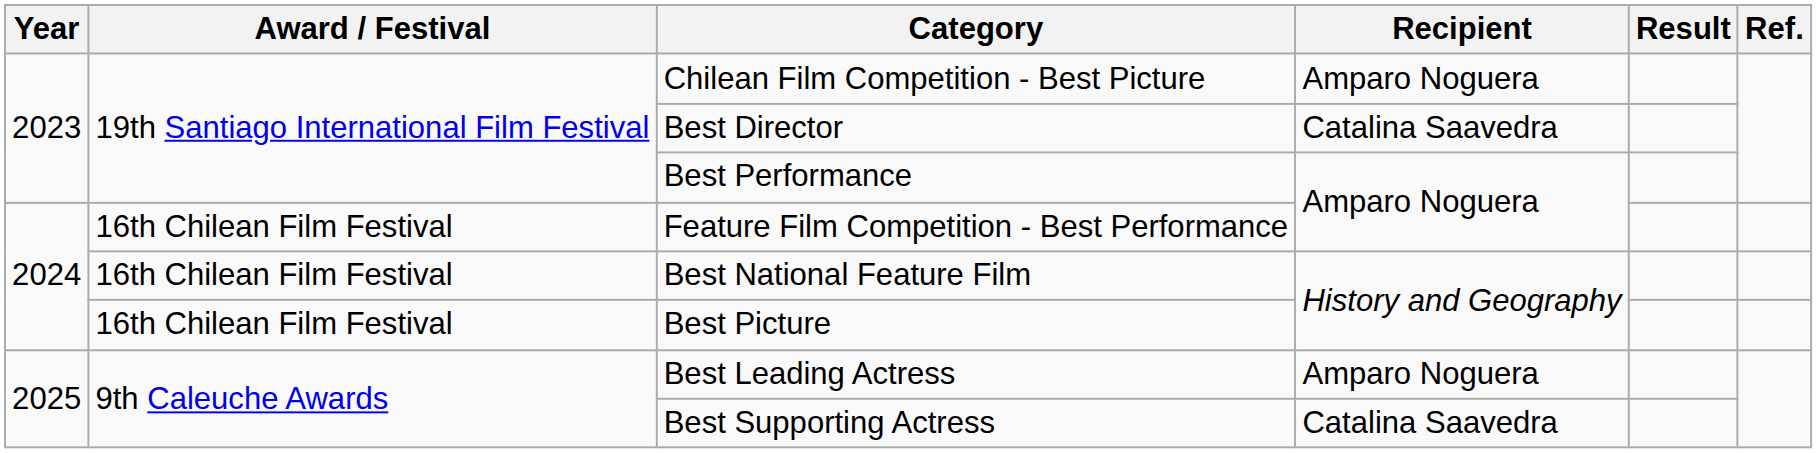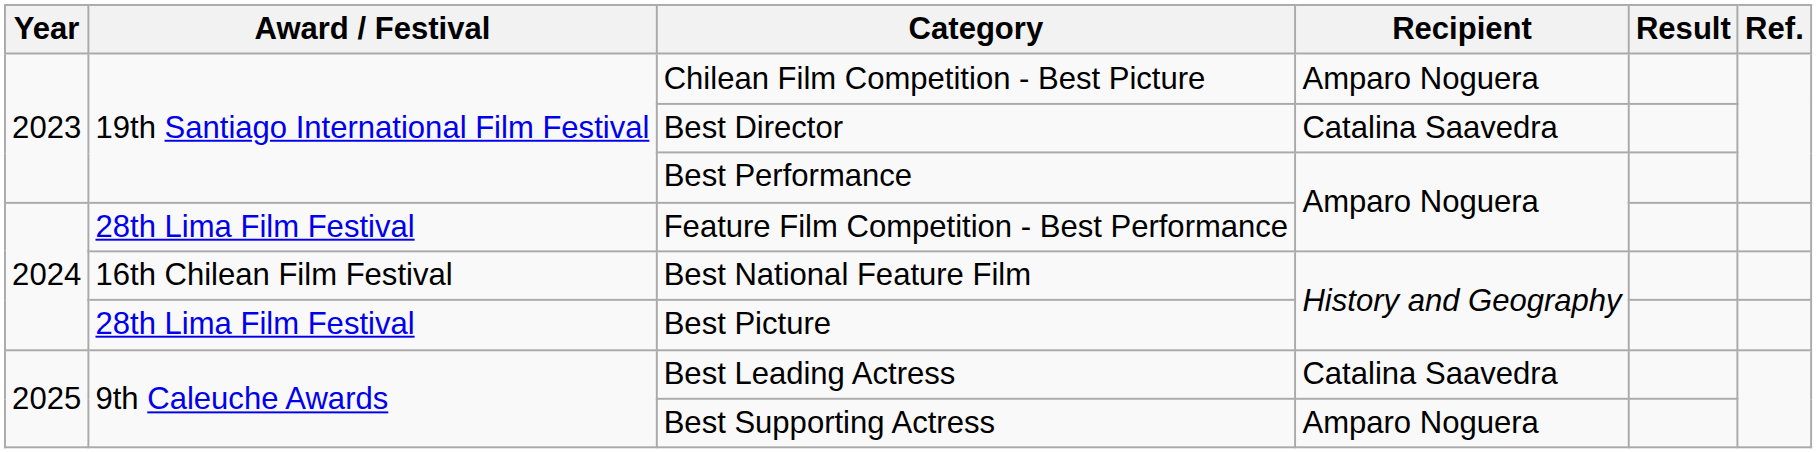(274, 226) 16th Chilean Film Festival -> (255, 226) 28th Lima Film Festival
(274, 324) 16th Chilean Film Festival -> (255, 324) 28th Lima Film Festival
(1421, 373) Amparo Noguera -> (1430, 373) Catalina Saavedra
(1430, 422) Catalina Saavedra -> (1421, 422) Amparo Noguera
